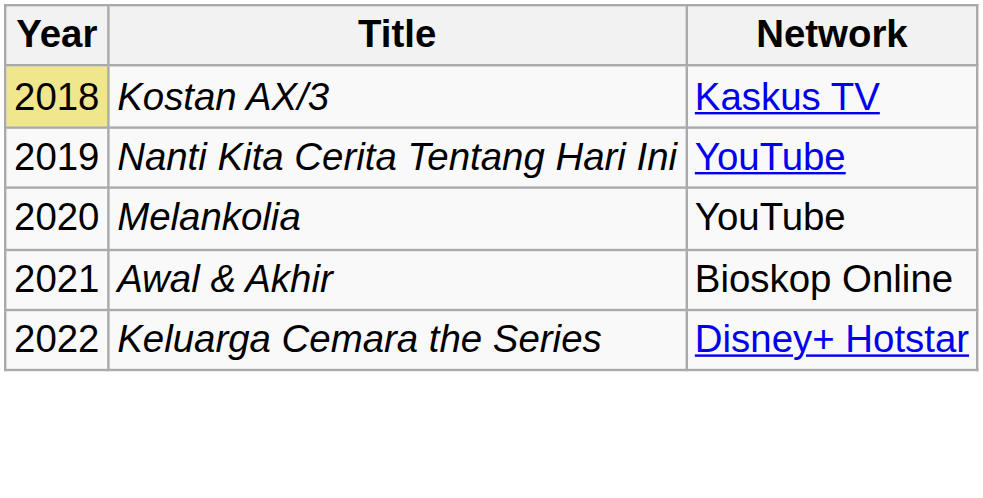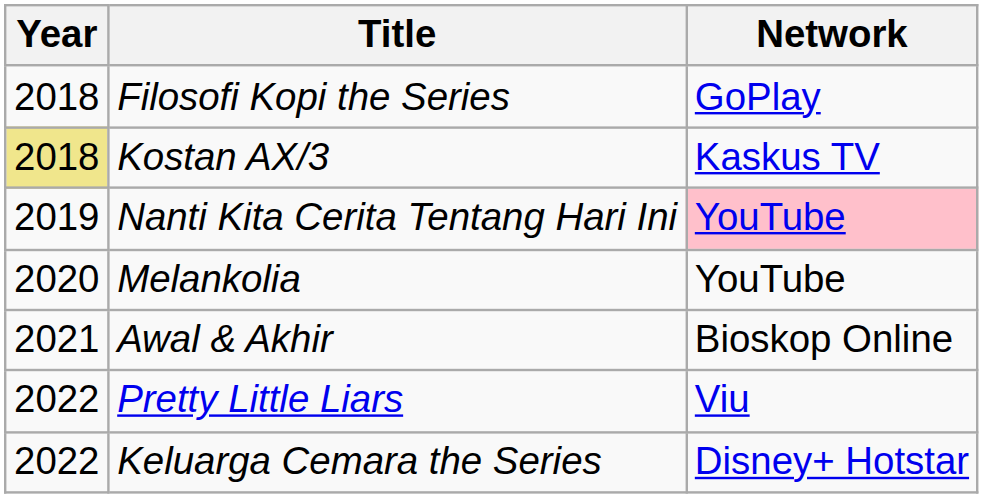+ row: (314, 95)
(770, 156) no background -> (770, 217) pink background
+ row: (260, 400)
